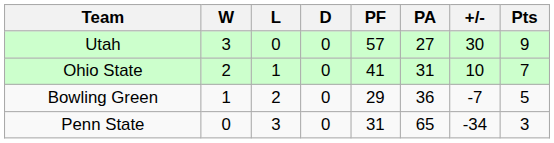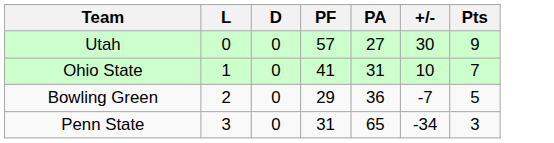- column: (226, 17)
